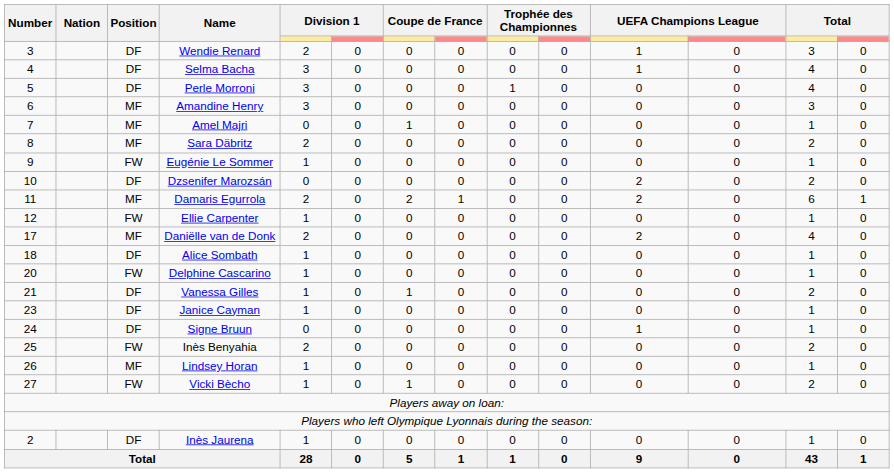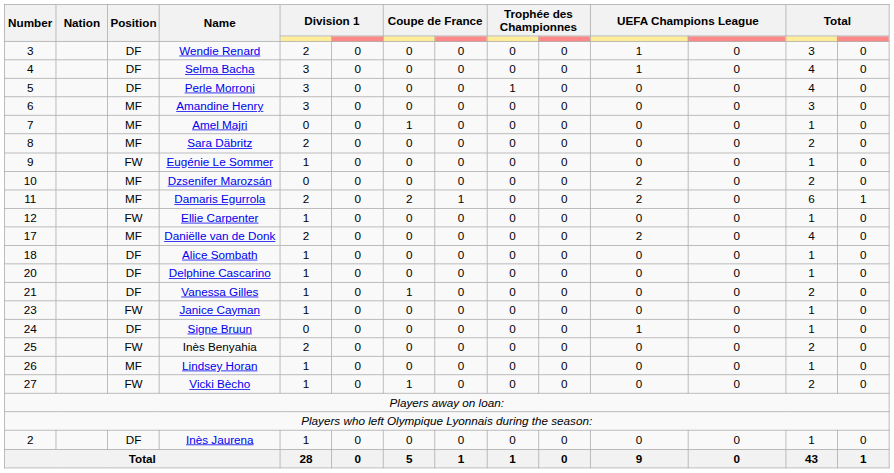(133, 181) DF -> (133, 181) MF
(133, 273) FW -> (133, 273) DF
(133, 310) DF -> (133, 310) FW
